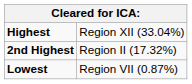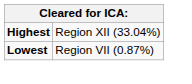- row: (40, 50)
